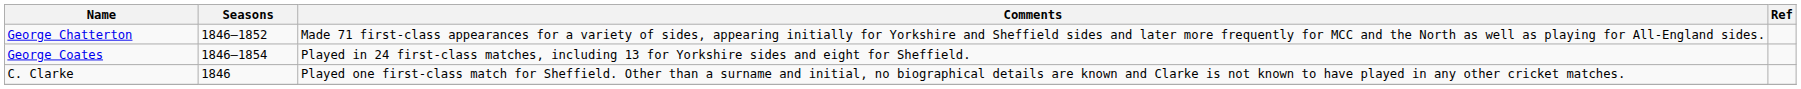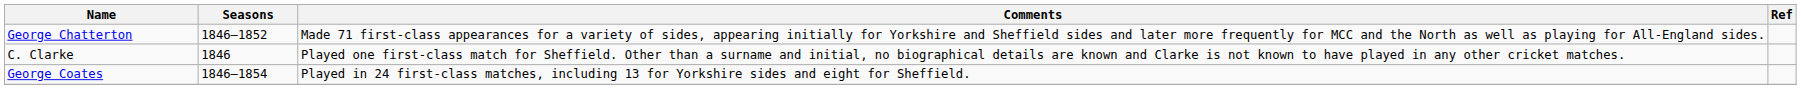rows swapped: (40, 74) <-> (55, 54)
